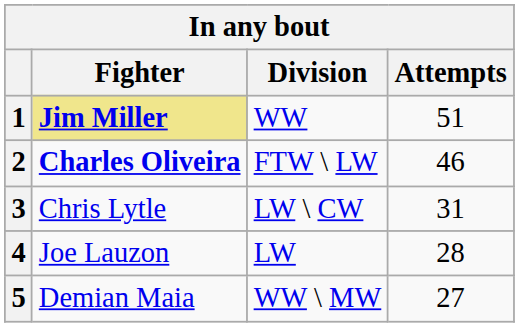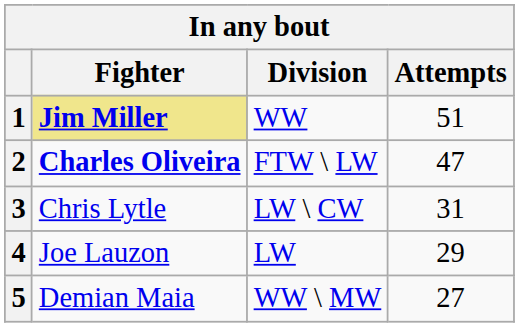(451, 162) 46 -> (451, 162) 47
(451, 252) 28 -> (451, 252) 29
